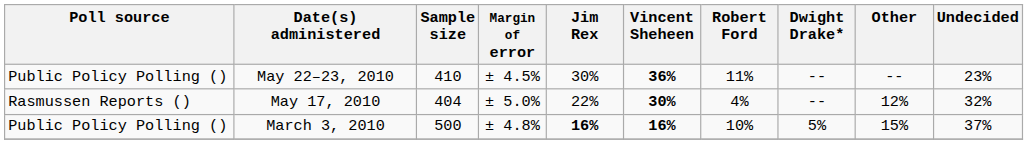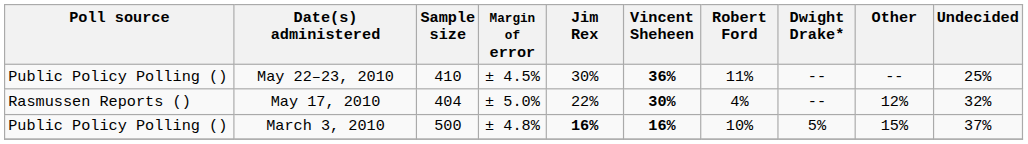(978, 77) 23% -> (978, 77) 25%
